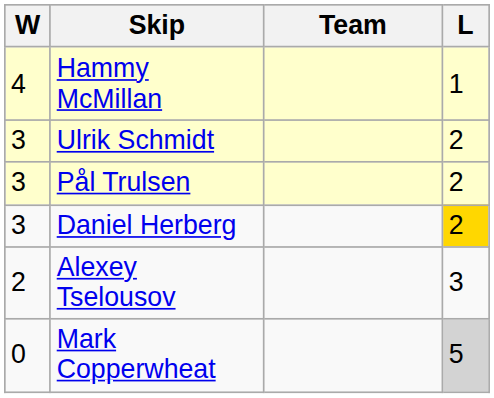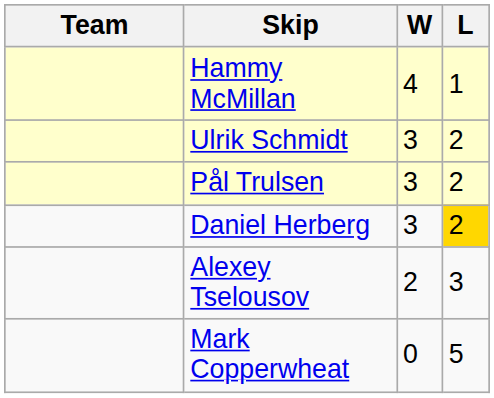columns swapped: (353, 25) <-> (28, 25)
(456, 355) lightgrey background -> (456, 355) no background
